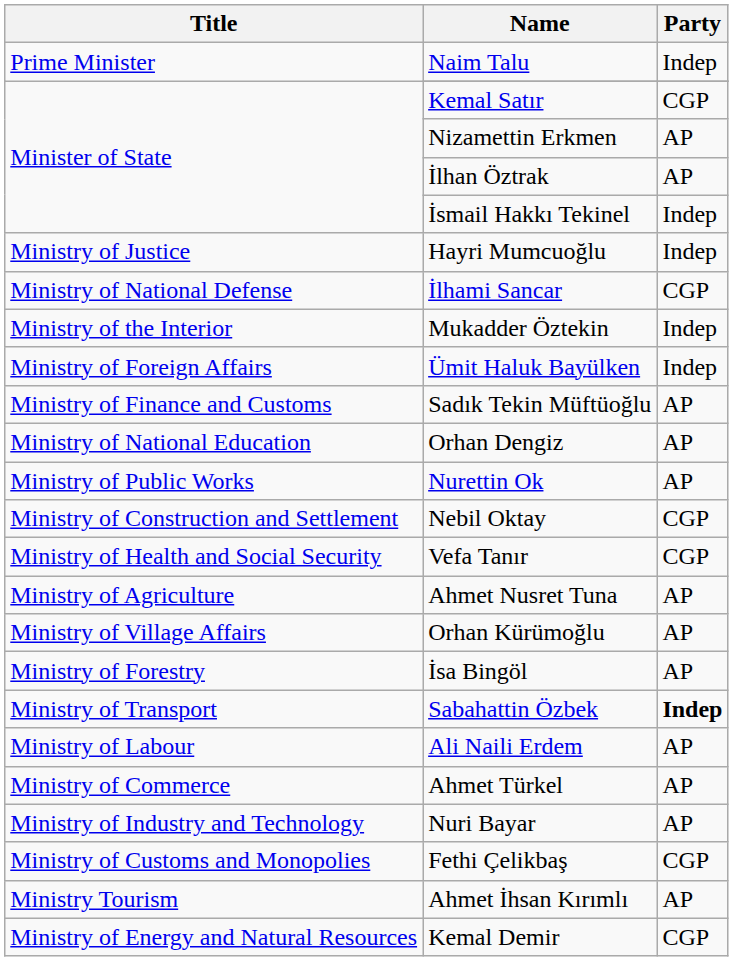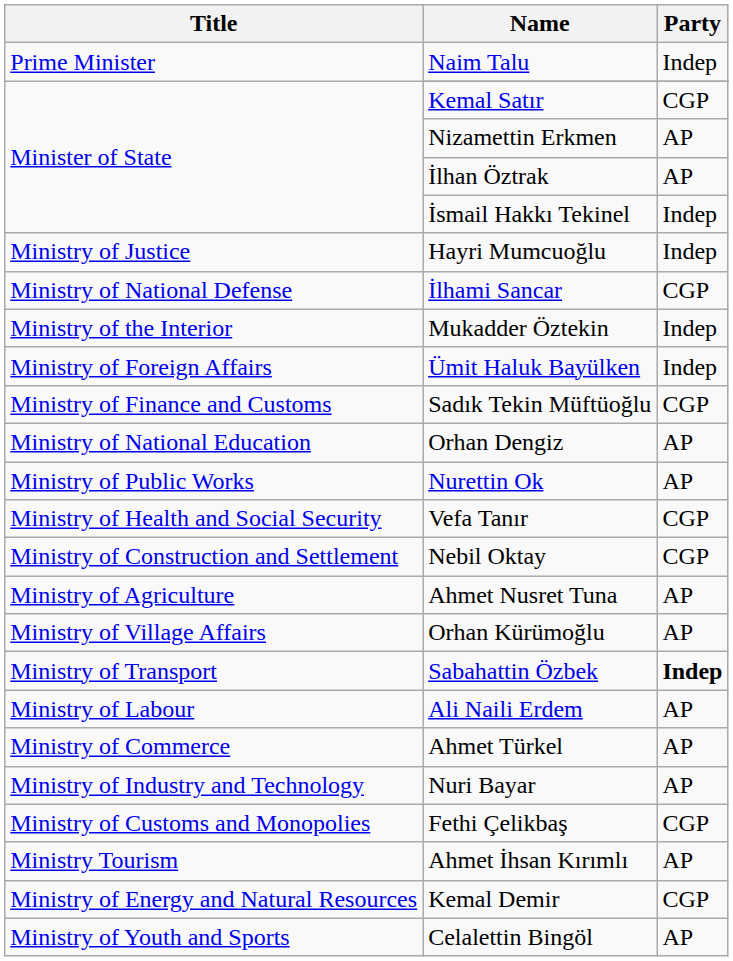(678, 404) AP -> (686, 404) CGP
rows swapped: (487, 518) <-> (478, 556)
- row: (478, 670)
+ row: (510, 937)
